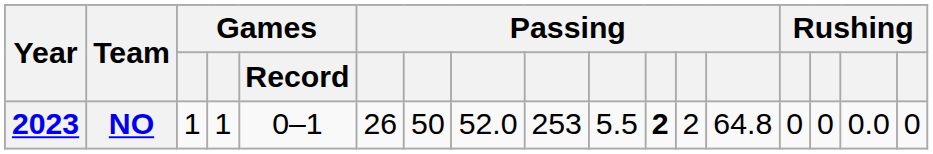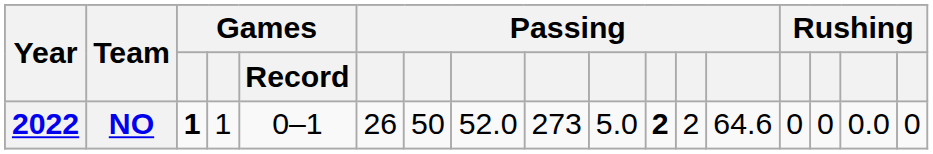(46, 124) 2023 -> (46, 124) 2022
(192, 124) normal -> (192, 124) bold
(557, 124) 253 -> (557, 124) 273
(617, 124) 5.5 -> (617, 124) 5.0
(743, 124) 64.8 -> (743, 124) 64.6
